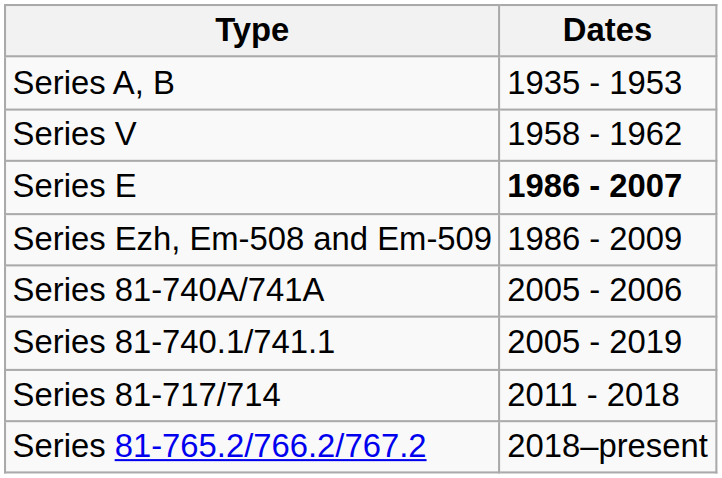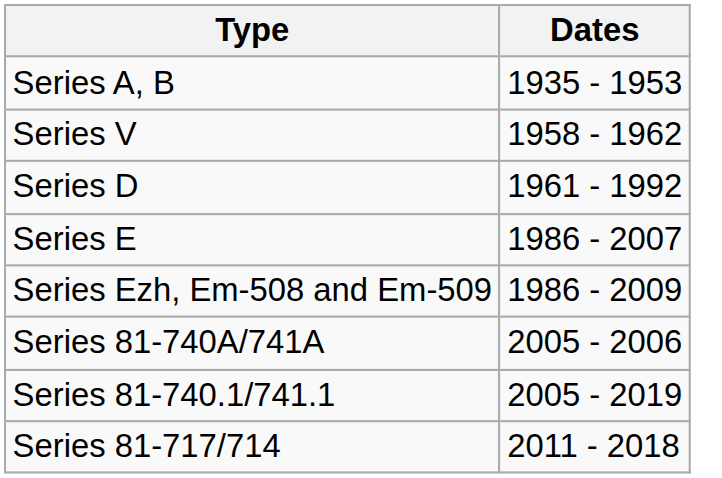+ row: (75, 186)
(595, 186) bold -> (595, 238) normal
- row: (220, 446)
